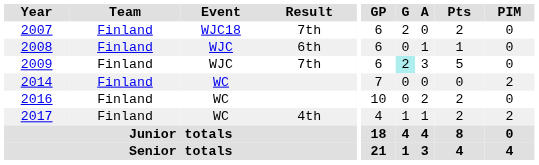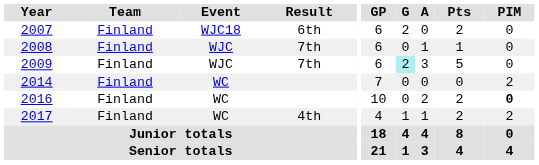(309, 30) 7th -> (309, 30) 6th
(309, 47) 6th -> (309, 47) 7th
(509, 99) normal -> (509, 99) bold
